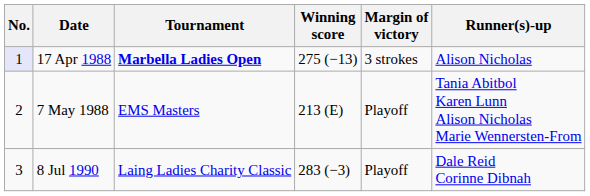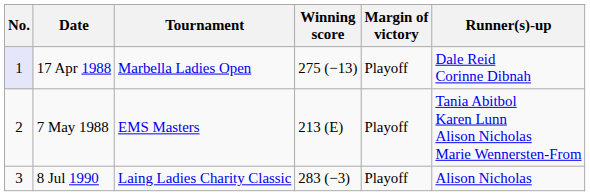(190, 59) bold -> (185, 67) normal
(391, 59) 3 strokes -> (386, 67) Playoff
(484, 59) Alison Nicholas -> (483, 67) Dale Reid Corinne Dibnah
(483, 170) Dale Reid Corinne Dibnah -> (484, 178) Alison Nicholas
